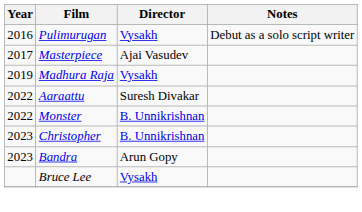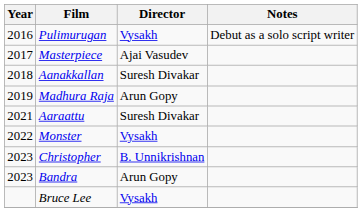+ row: (71, 75)
(139, 75) Vysakh -> (149, 95) Arun Gopy
(20, 95) 2022 -> (20, 116) 2021
(162, 116) B. Unnikrishnan -> (139, 136) Vysakh
